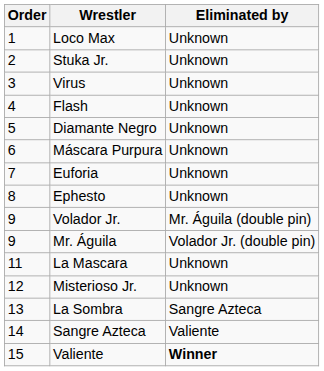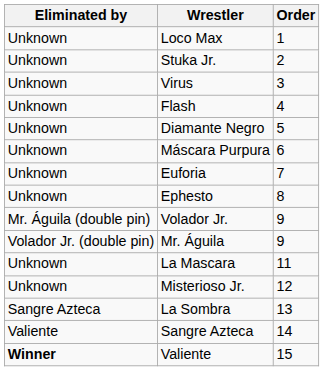columns swapped: (27, 15) <-> (242, 15)
